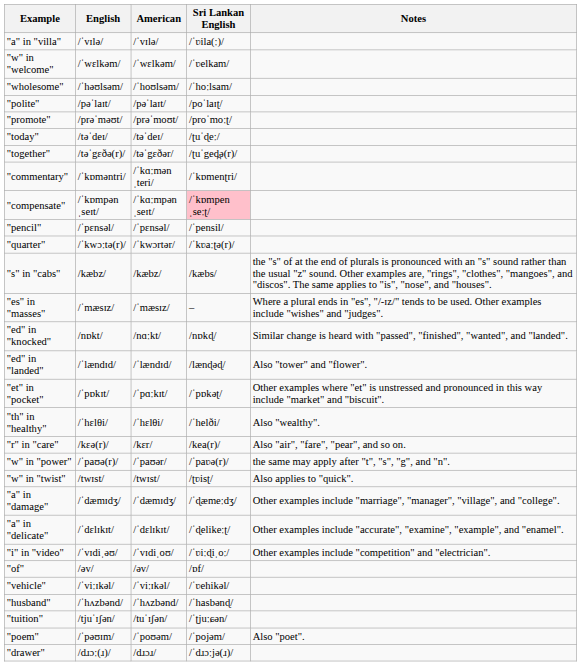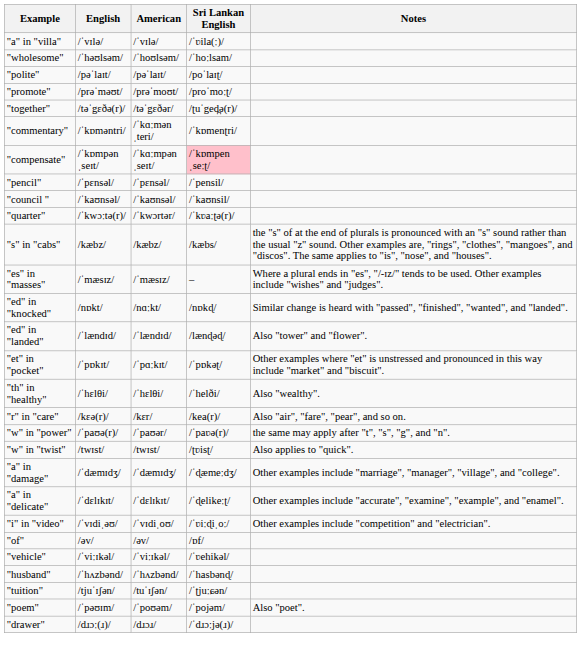- row: (30, 64)
- row: (23, 137)
+ row: (28, 199)
